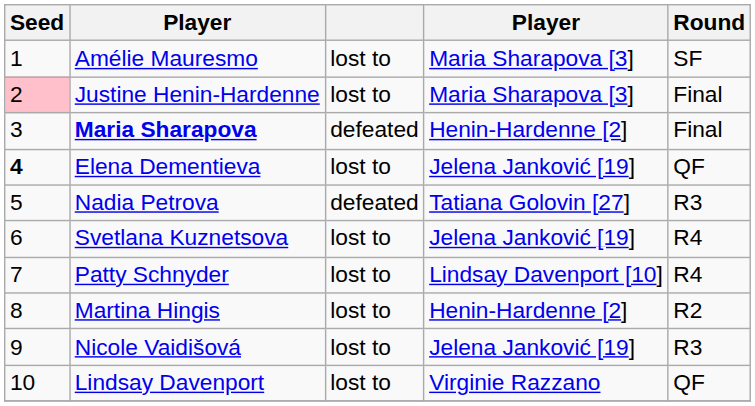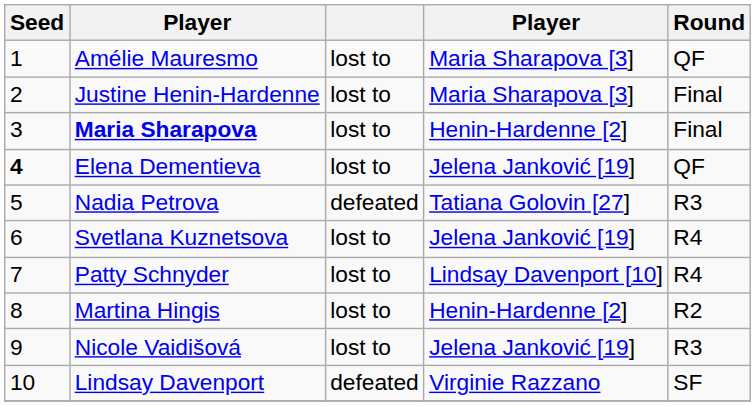(688, 58) SF -> (689, 58) QF
(16, 94) pink background -> (16, 94) no background
(374, 130) defeated -> (361, 130) lost to
(361, 382) lost to -> (374, 382) defeated
(689, 382) QF -> (688, 382) SF
